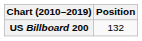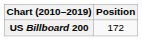(116, 28) 132 -> (116, 28) 172
